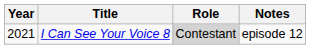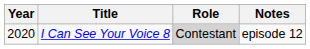(21, 34) 2021 -> (21, 34) 2020
